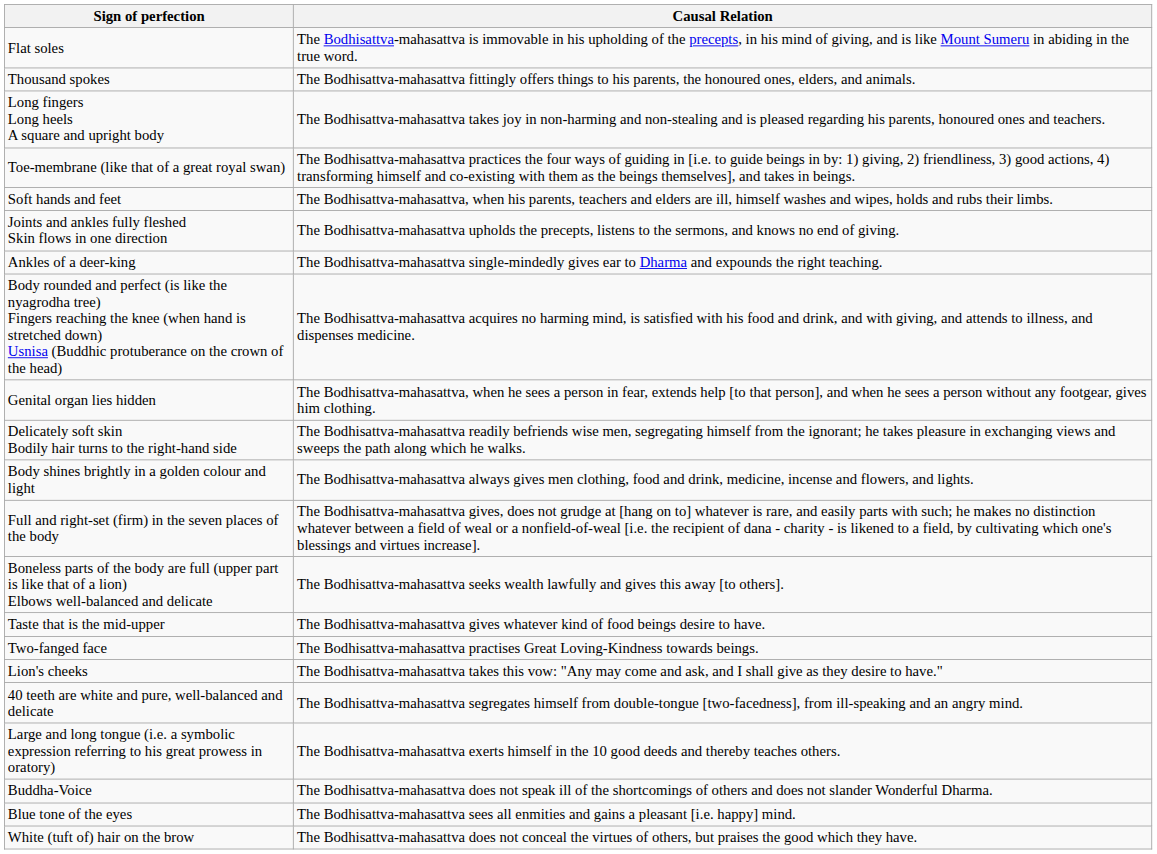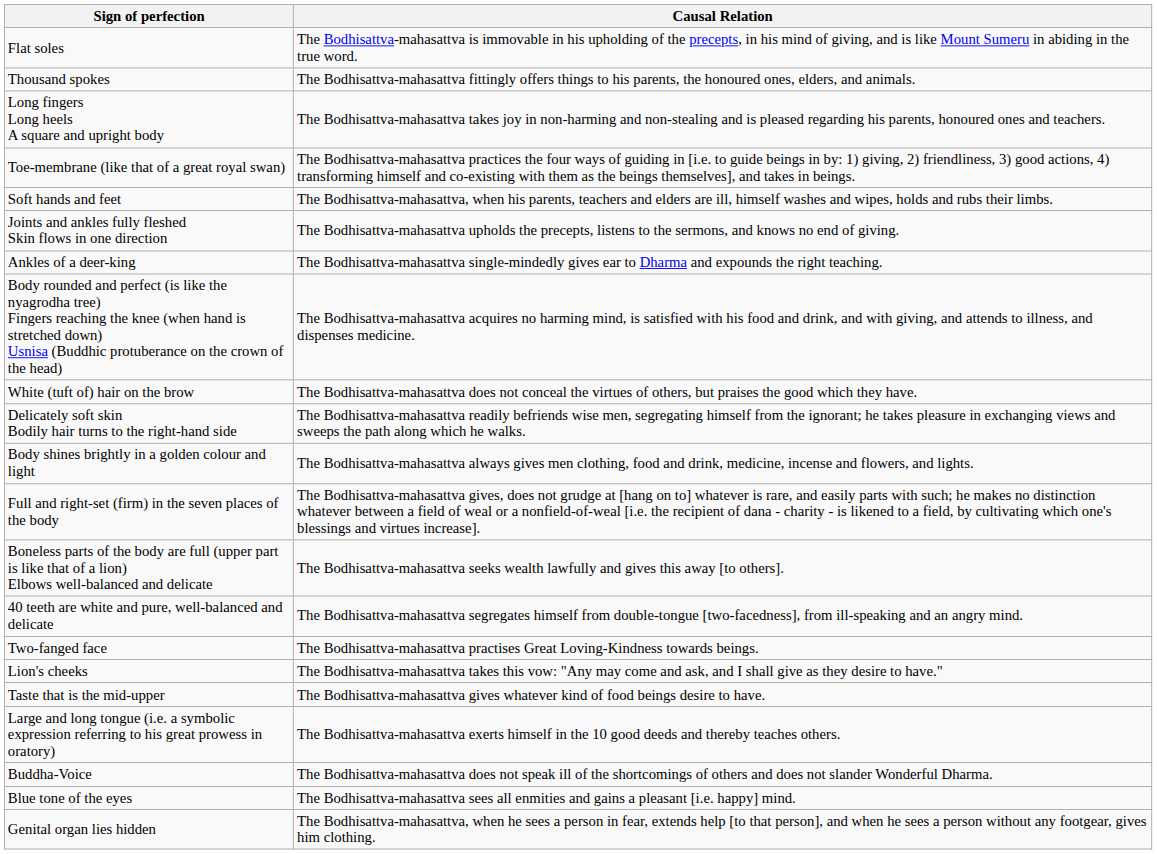rows swapped: (82, 400) <-> (101, 837)
rows swapped: (145, 702) <-> (86, 624)
